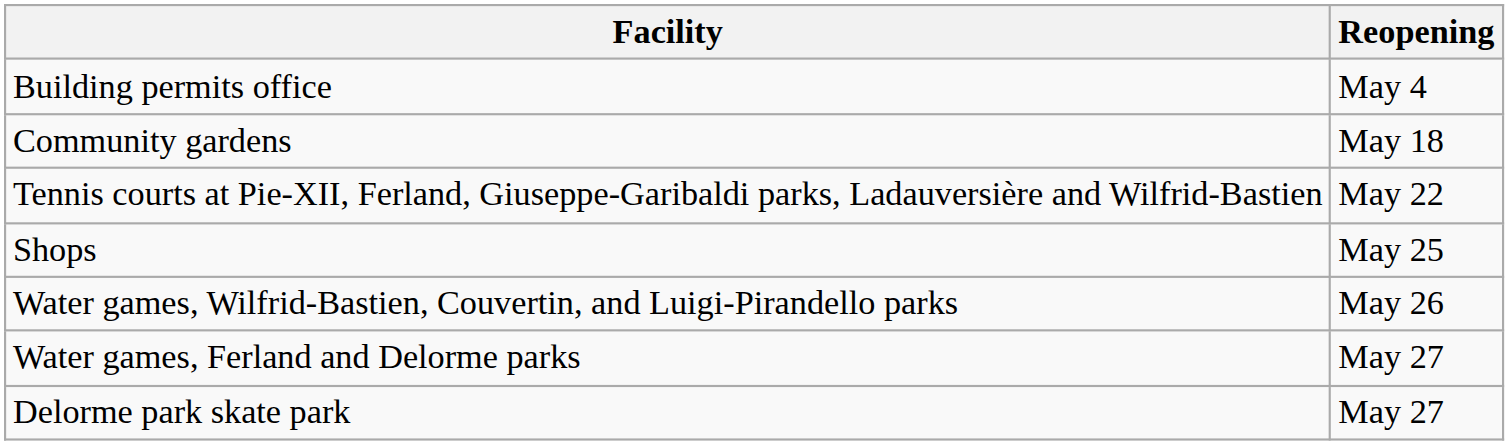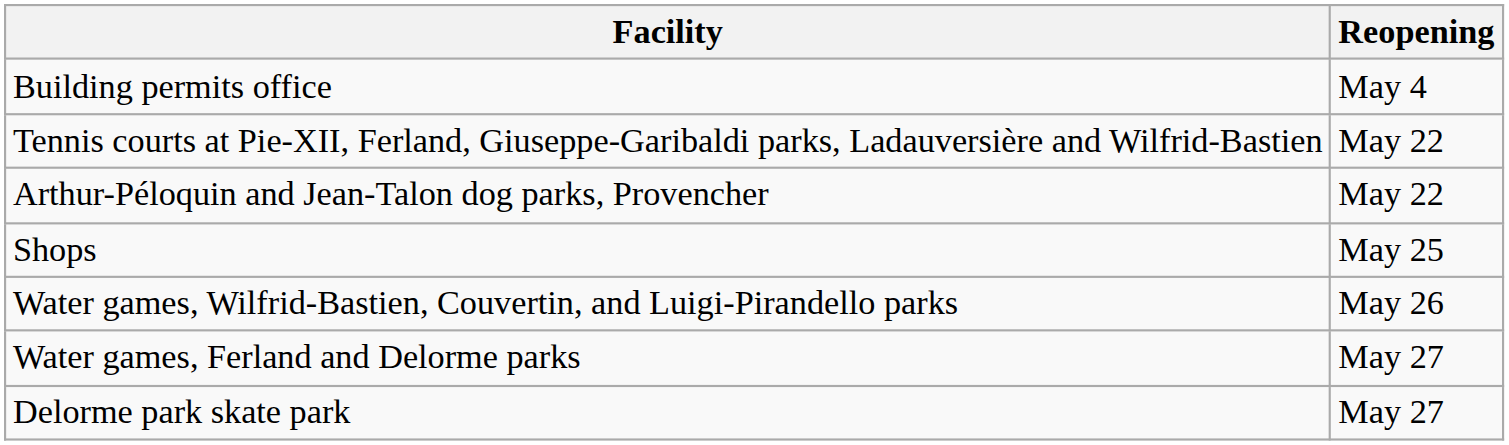- row: (152, 140)
+ row: (391, 194)
